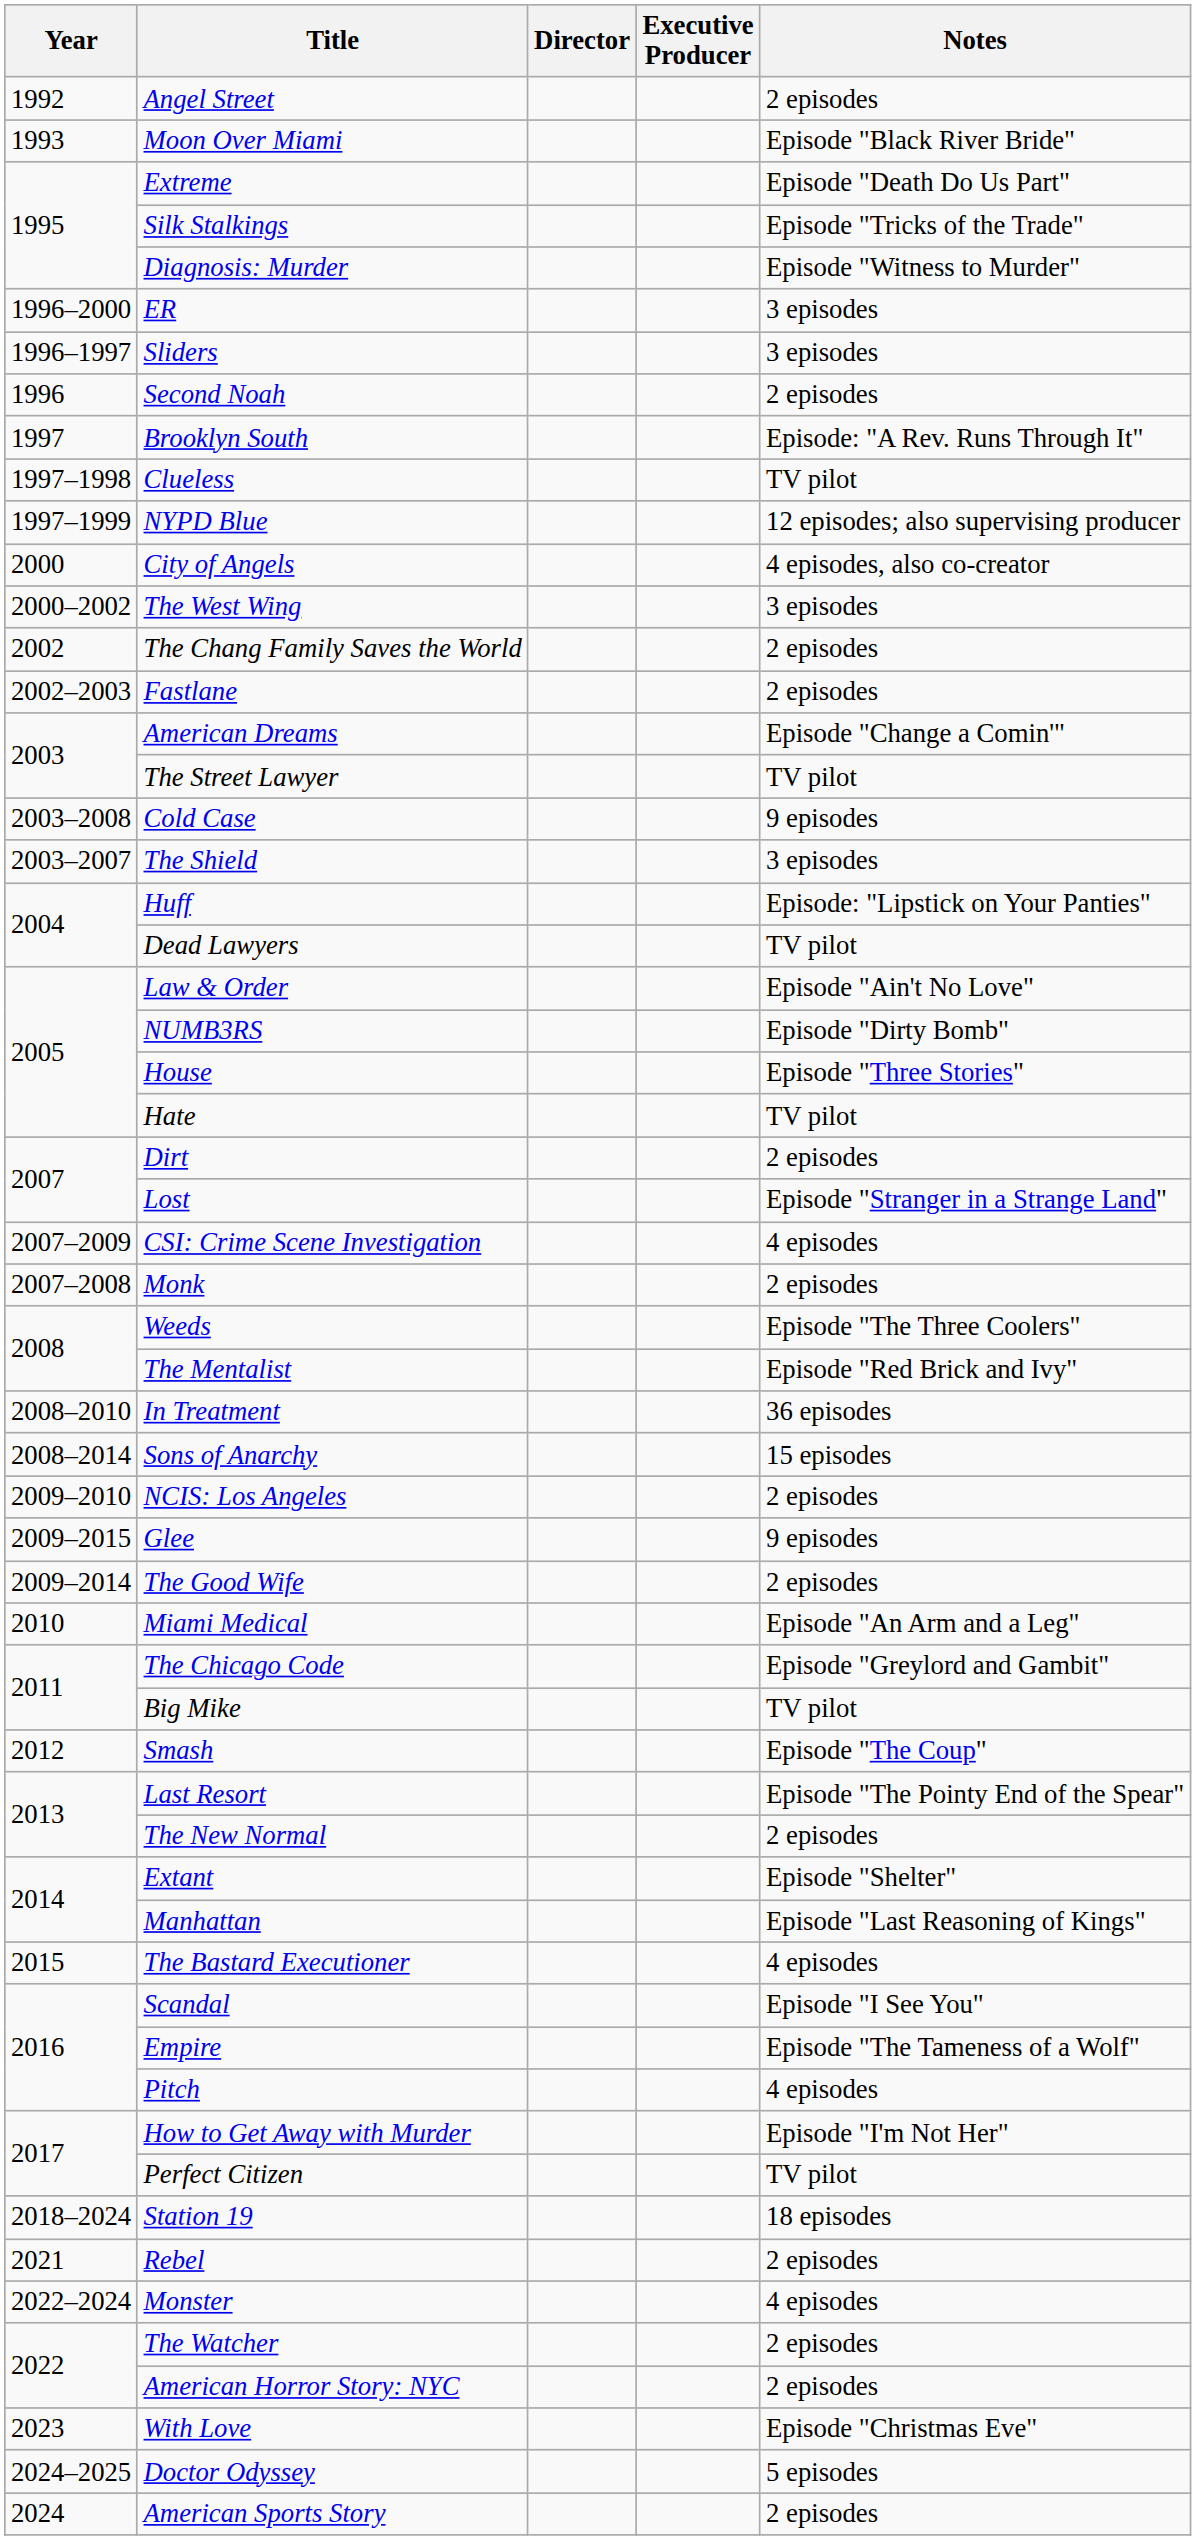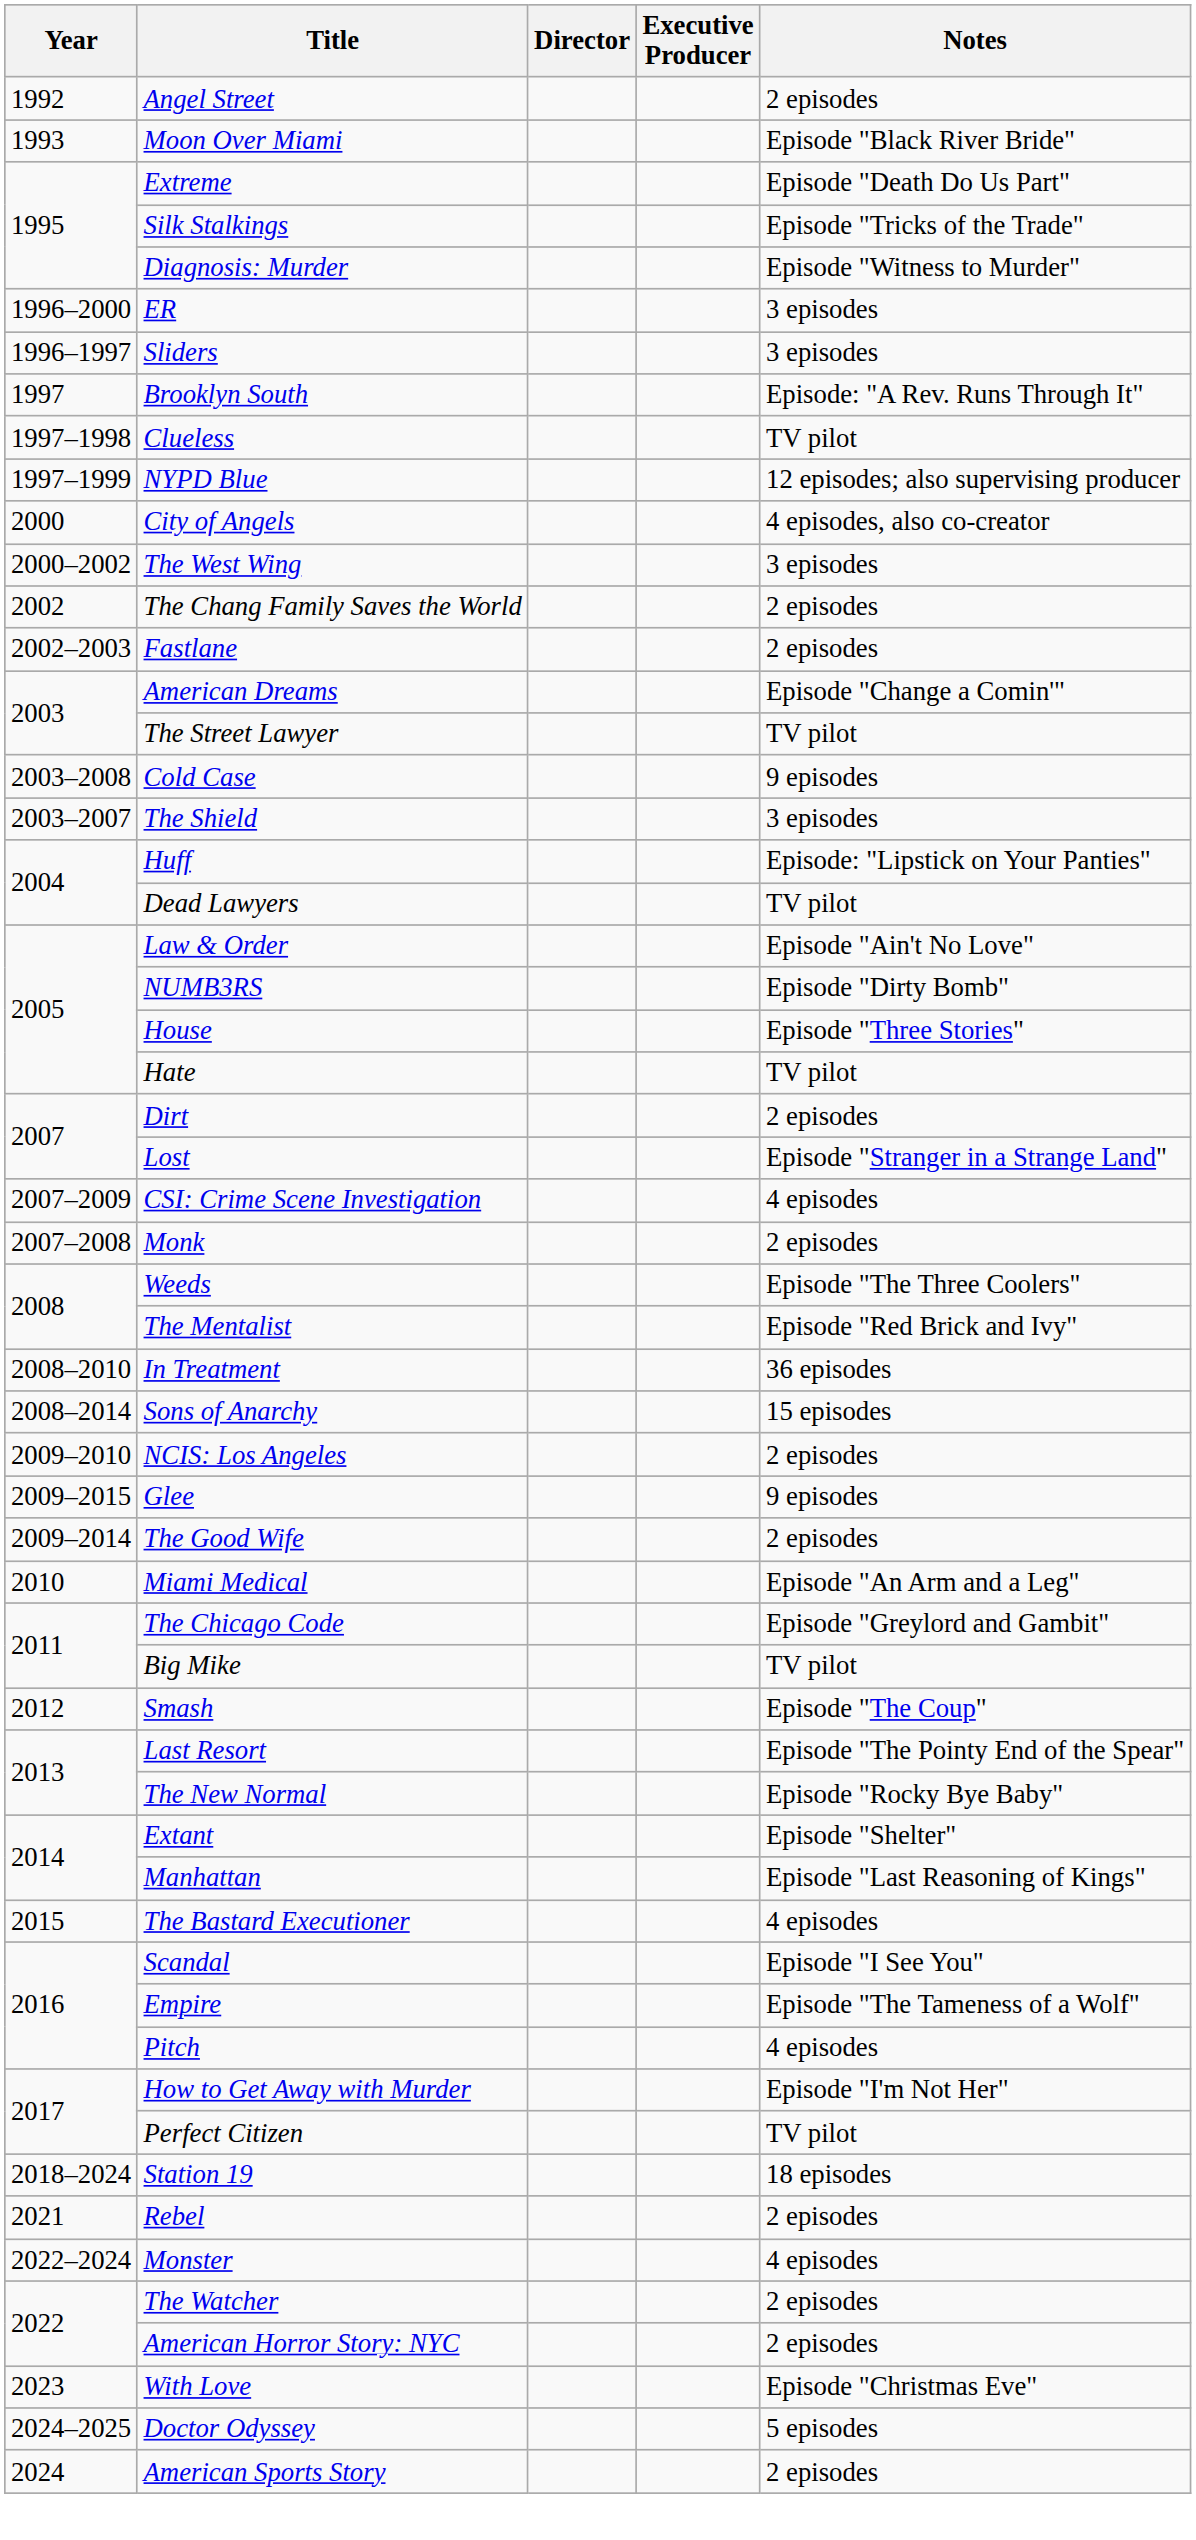- row: (214, 394)
(822, 1835) 2 episodes -> (915, 1793) Episode "Rocky Bye Baby"
